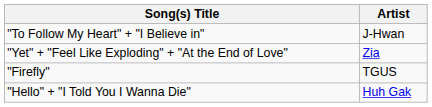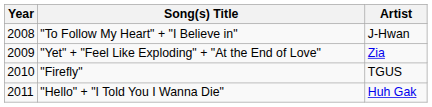+ column: (21, 14)
